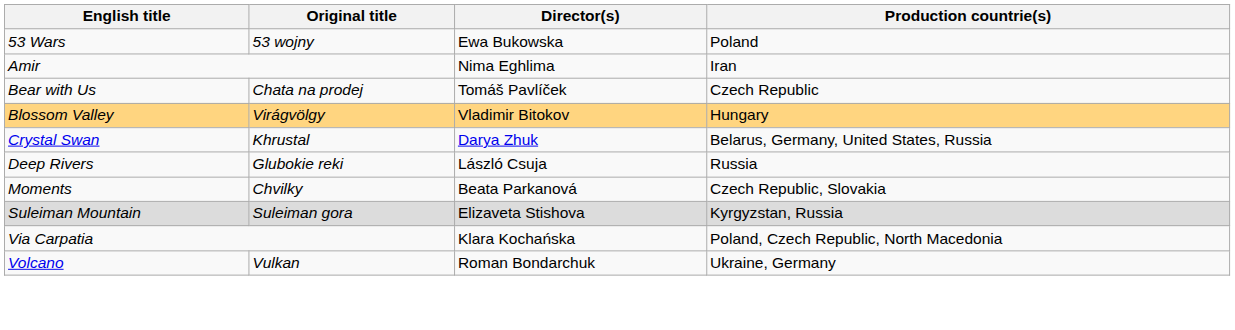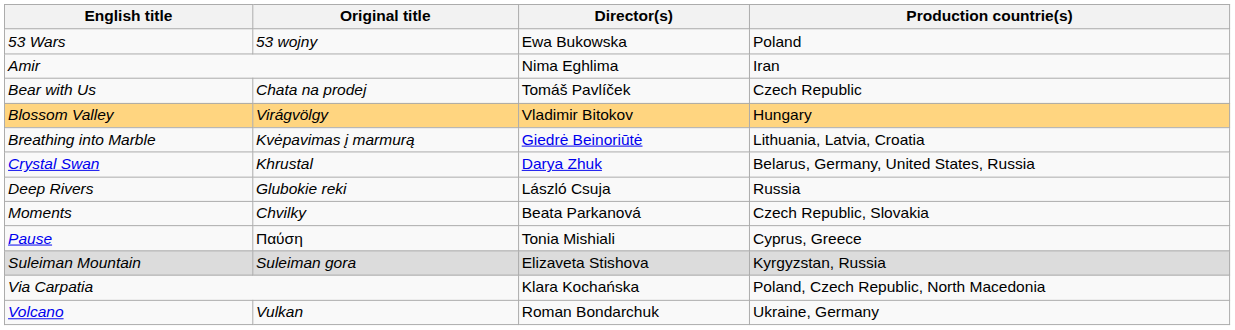+ row: (82, 139)
+ row: (30, 238)
